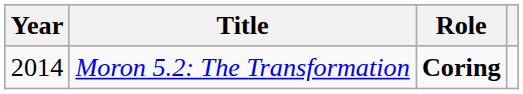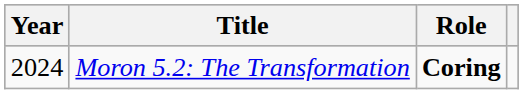(37, 66) 2014 -> (37, 66) 2024
